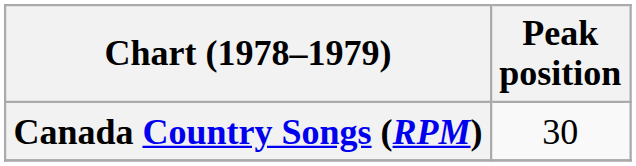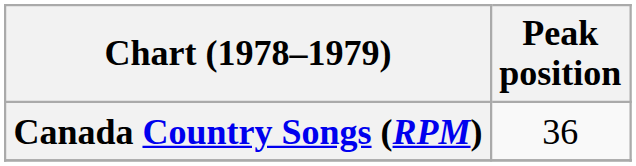(560, 130) 30 -> (560, 130) 36
